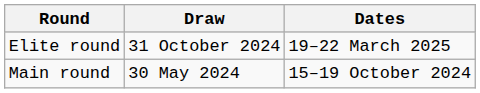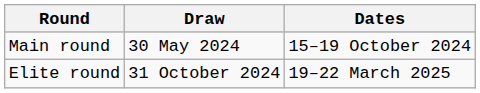rows swapped: (59, 74) <-> (64, 46)
